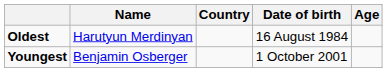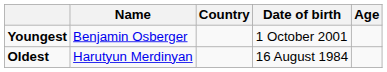rows swapped: (37, 57) <-> (28, 36)
